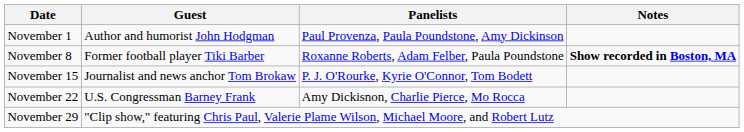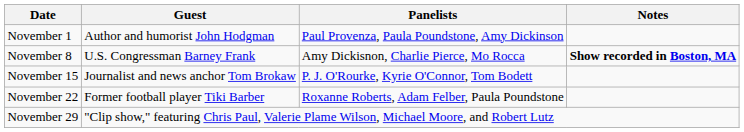(174, 55) Former football player Tiki Barber -> (170, 55) U.S. Congressman Barney Frank
(433, 55) Roxanne Roberts, Adam Felber, Paula Poundstone -> (413, 55) Amy Dickisnon, Charlie Pierce, Mo Rocca
(170, 96) U.S. Congressman Barney Frank -> (174, 96) Former football player Tiki Barber
(413, 96) Amy Dickisnon, Charlie Pierce, Mo Rocca -> (433, 96) Roxanne Roberts, Adam Felber, Paula Poundstone
